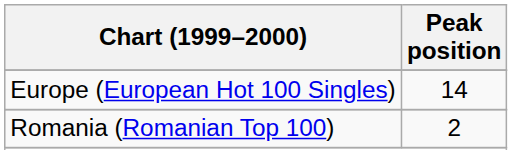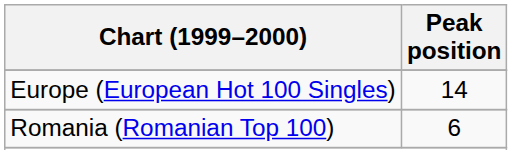(454, 128) 2 -> (454, 128) 6
